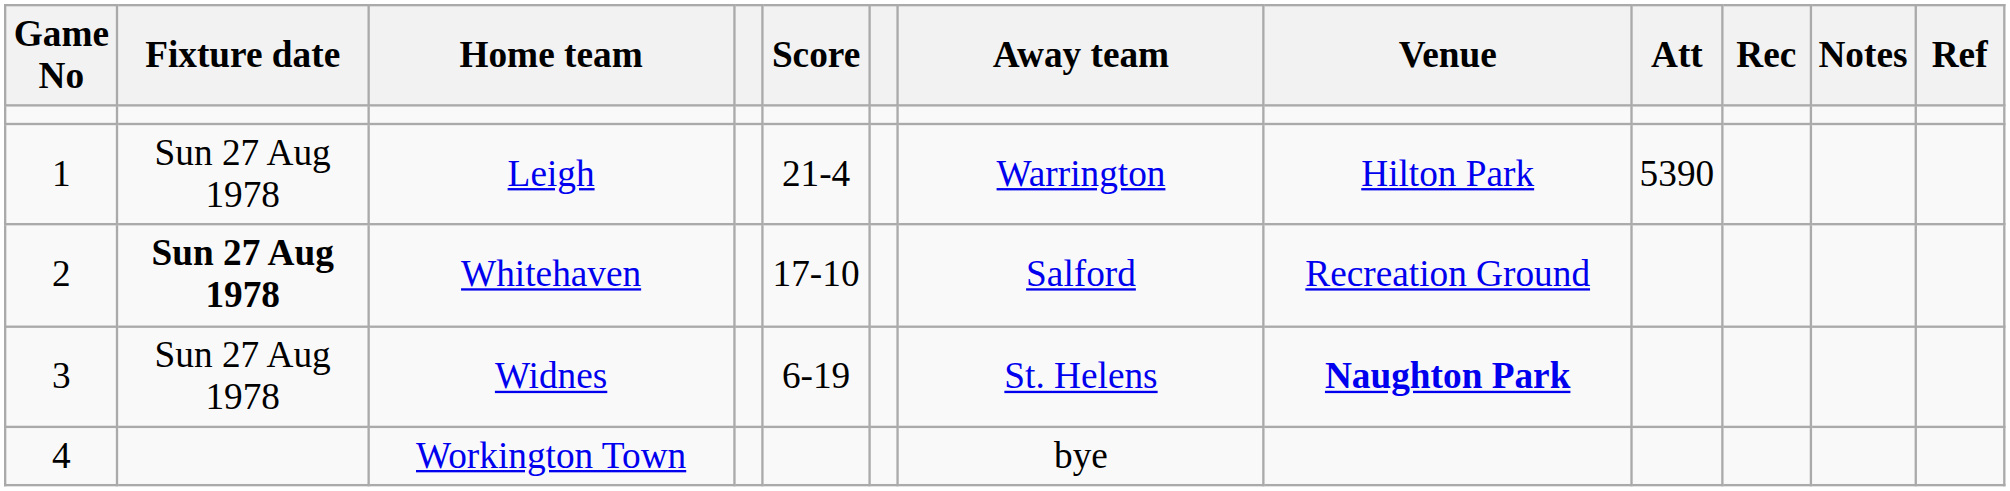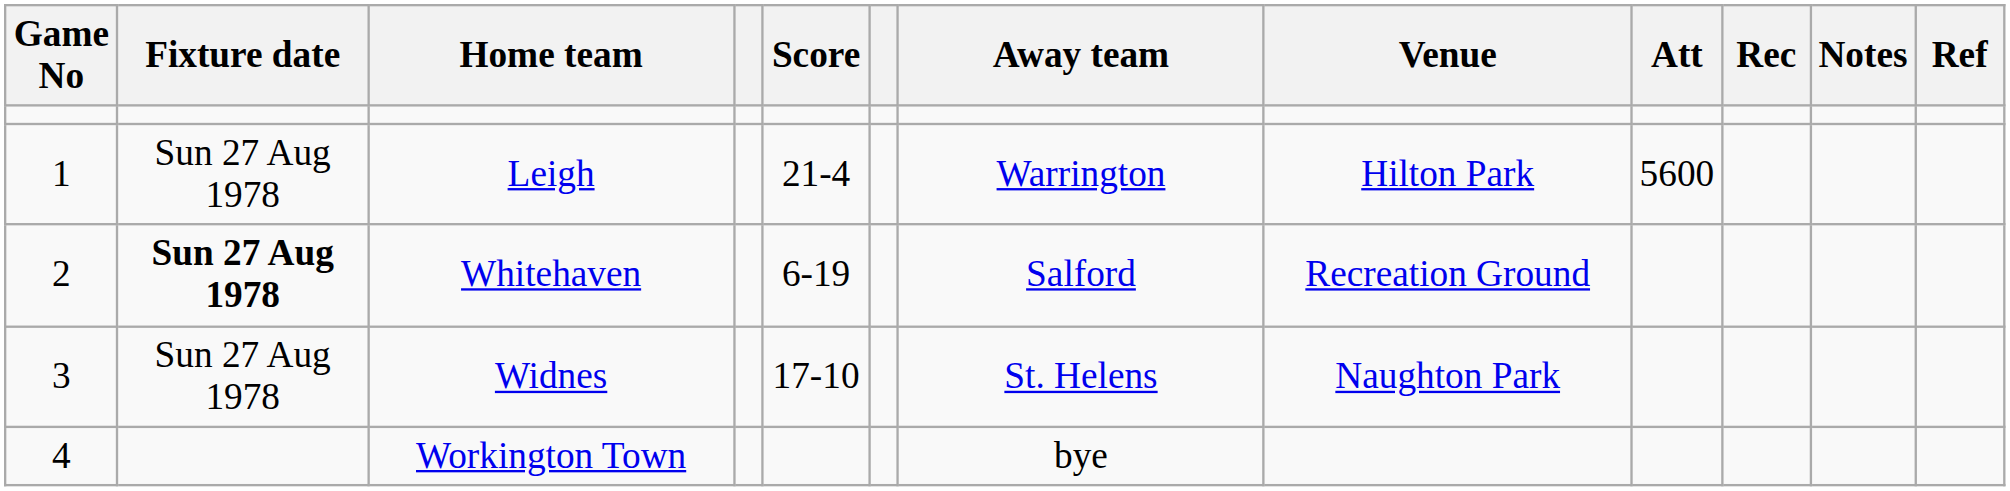(1677, 173) 5390 -> (1677, 173) 5600
(816, 274) 17-10 -> (816, 274) 6-19
(816, 375) 6-19 -> (816, 375) 17-10
(1448, 375) bold -> (1448, 375) normal
